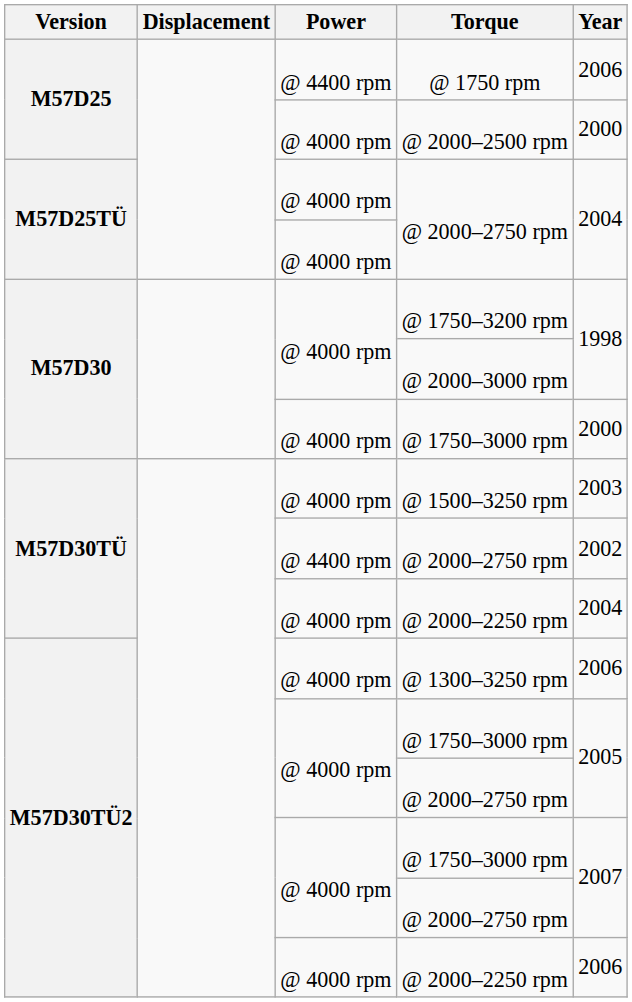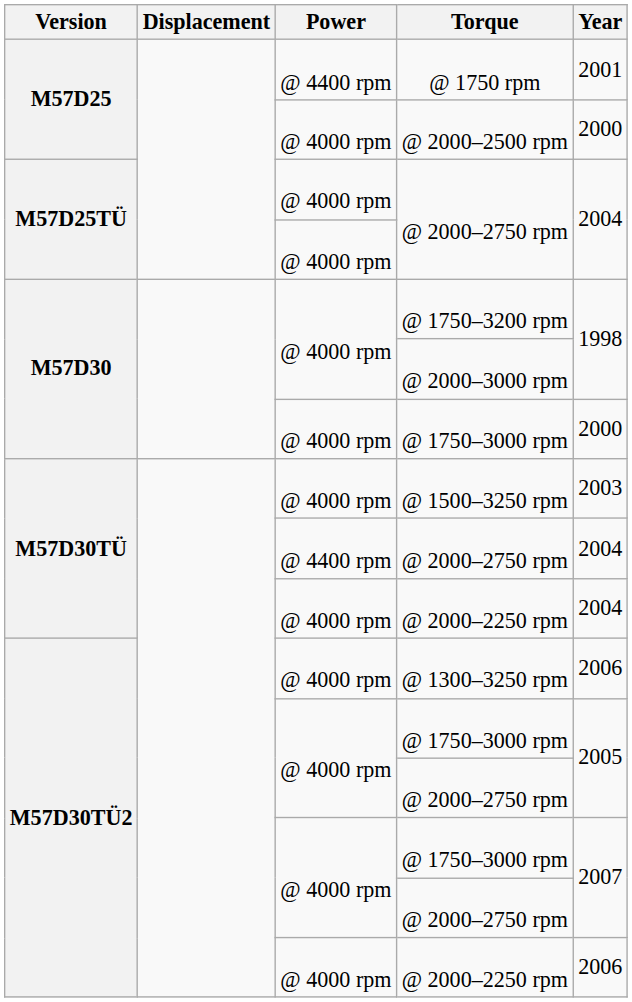(600, 69) 2006 -> (600, 69) 2001
(600, 548) 2002 -> (600, 548) 2004
